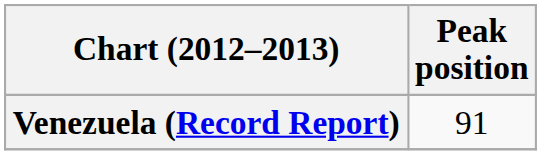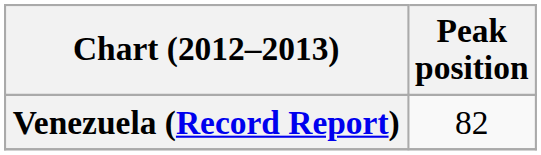(472, 121) 91 -> (472, 121) 82
